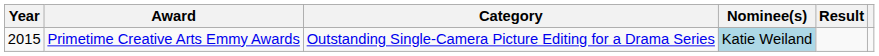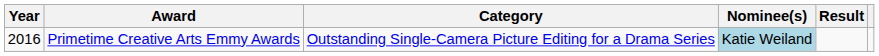(24, 39) 2015 -> (24, 39) 2016
